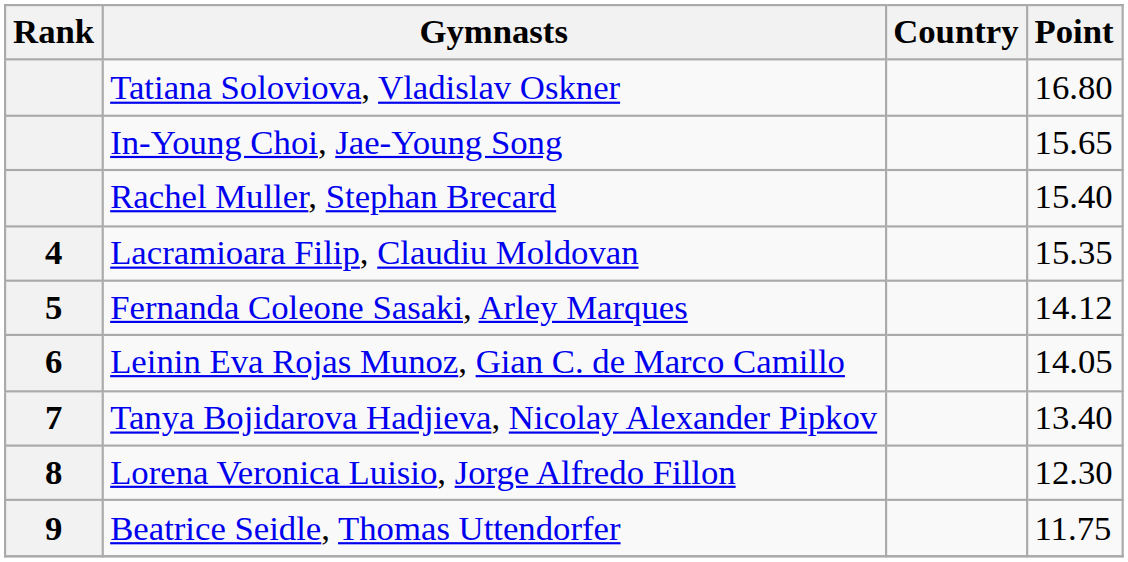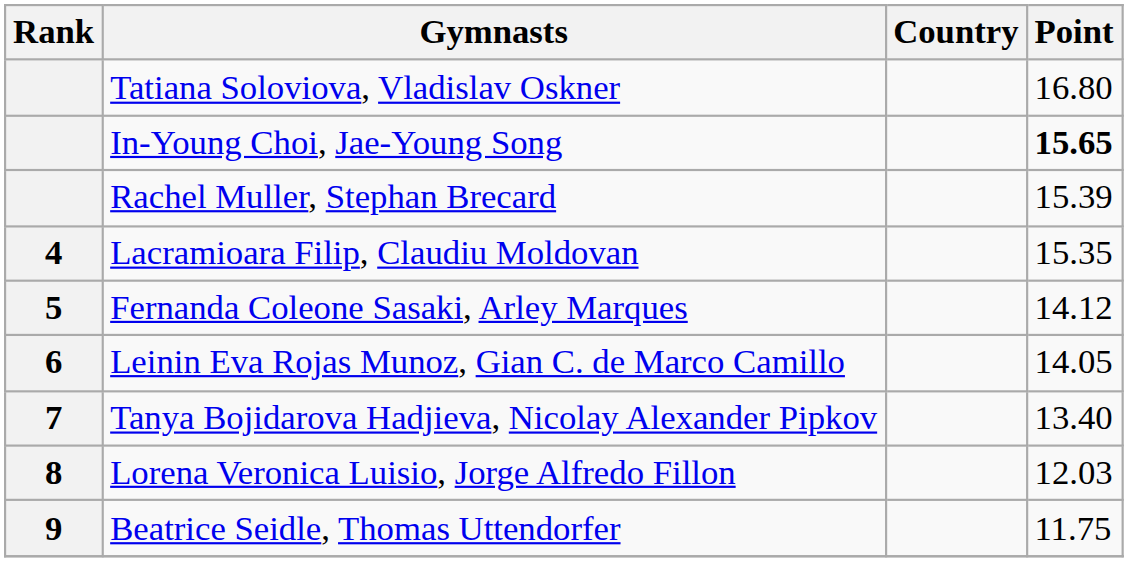(1074, 142) normal -> (1074, 142) bold
(1074, 197) 15.40 -> (1074, 197) 15.39
(1074, 472) 12.30 -> (1074, 472) 12.03
